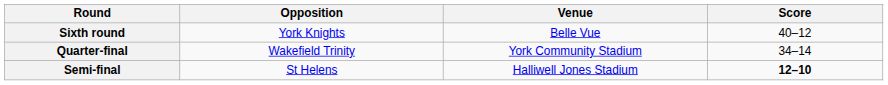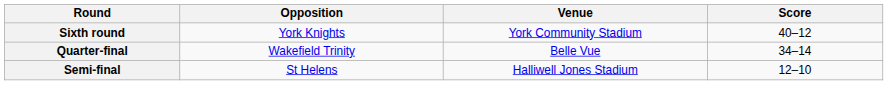(575, 32) Belle Vue -> (575, 32) York Community Stadium
(575, 51) York Community Stadium -> (575, 51) Belle Vue
(795, 70) bold -> (795, 70) normal
